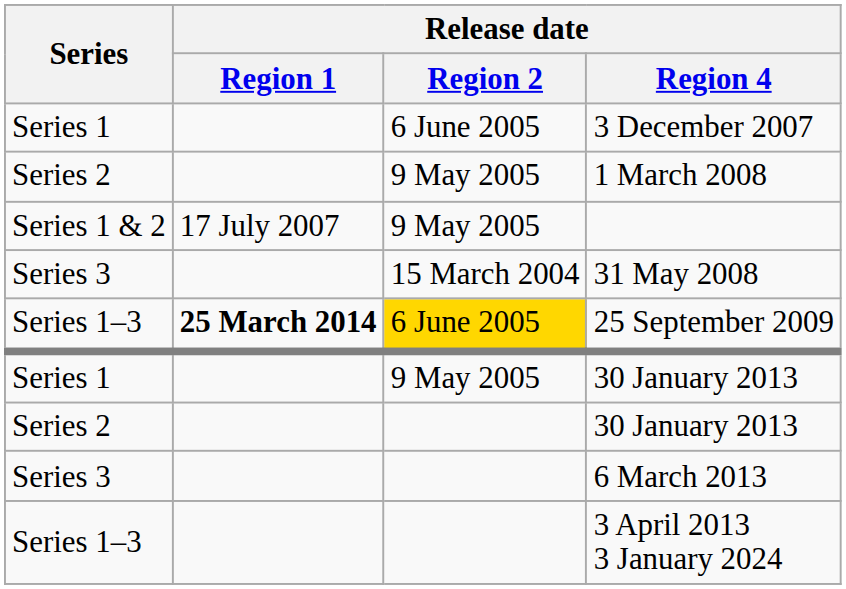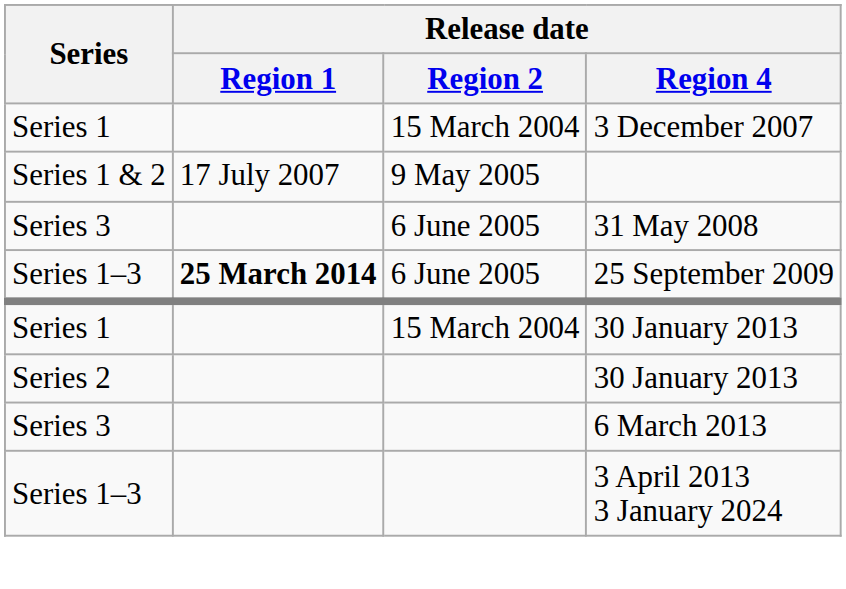(465, 126) 6 June 2005 -> (485, 126) 15 March 2004
- row: (61, 175)
(485, 273) 15 March 2004 -> (465, 224) 6 June 2005
(465, 322) gold background -> (465, 273) no background
(465, 377) 9 May 2005 -> (485, 328) 15 March 2004
